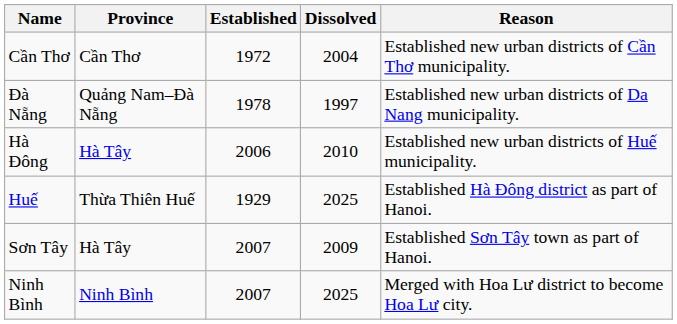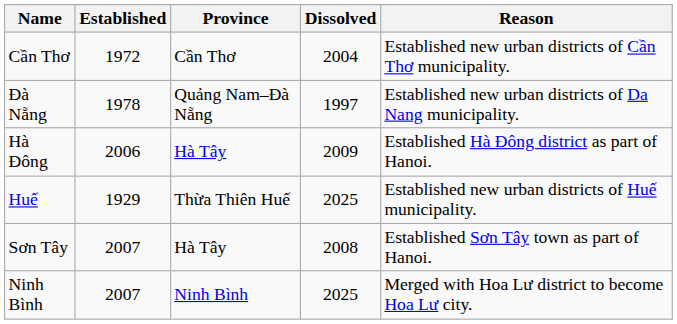columns swapped: (140, 18) <-> (253, 18)
(341, 151) 2010 -> (341, 151) 2009
(521, 151) Established new urban districts of Huế municipality. -> (521, 151) Established Hà Đông district as part of Hanoi.
(521, 199) Established Hà Đông district as part of Hanoi. -> (521, 199) Established new urban districts of Huế municipality.
(341, 247) 2009 -> (341, 247) 2008
